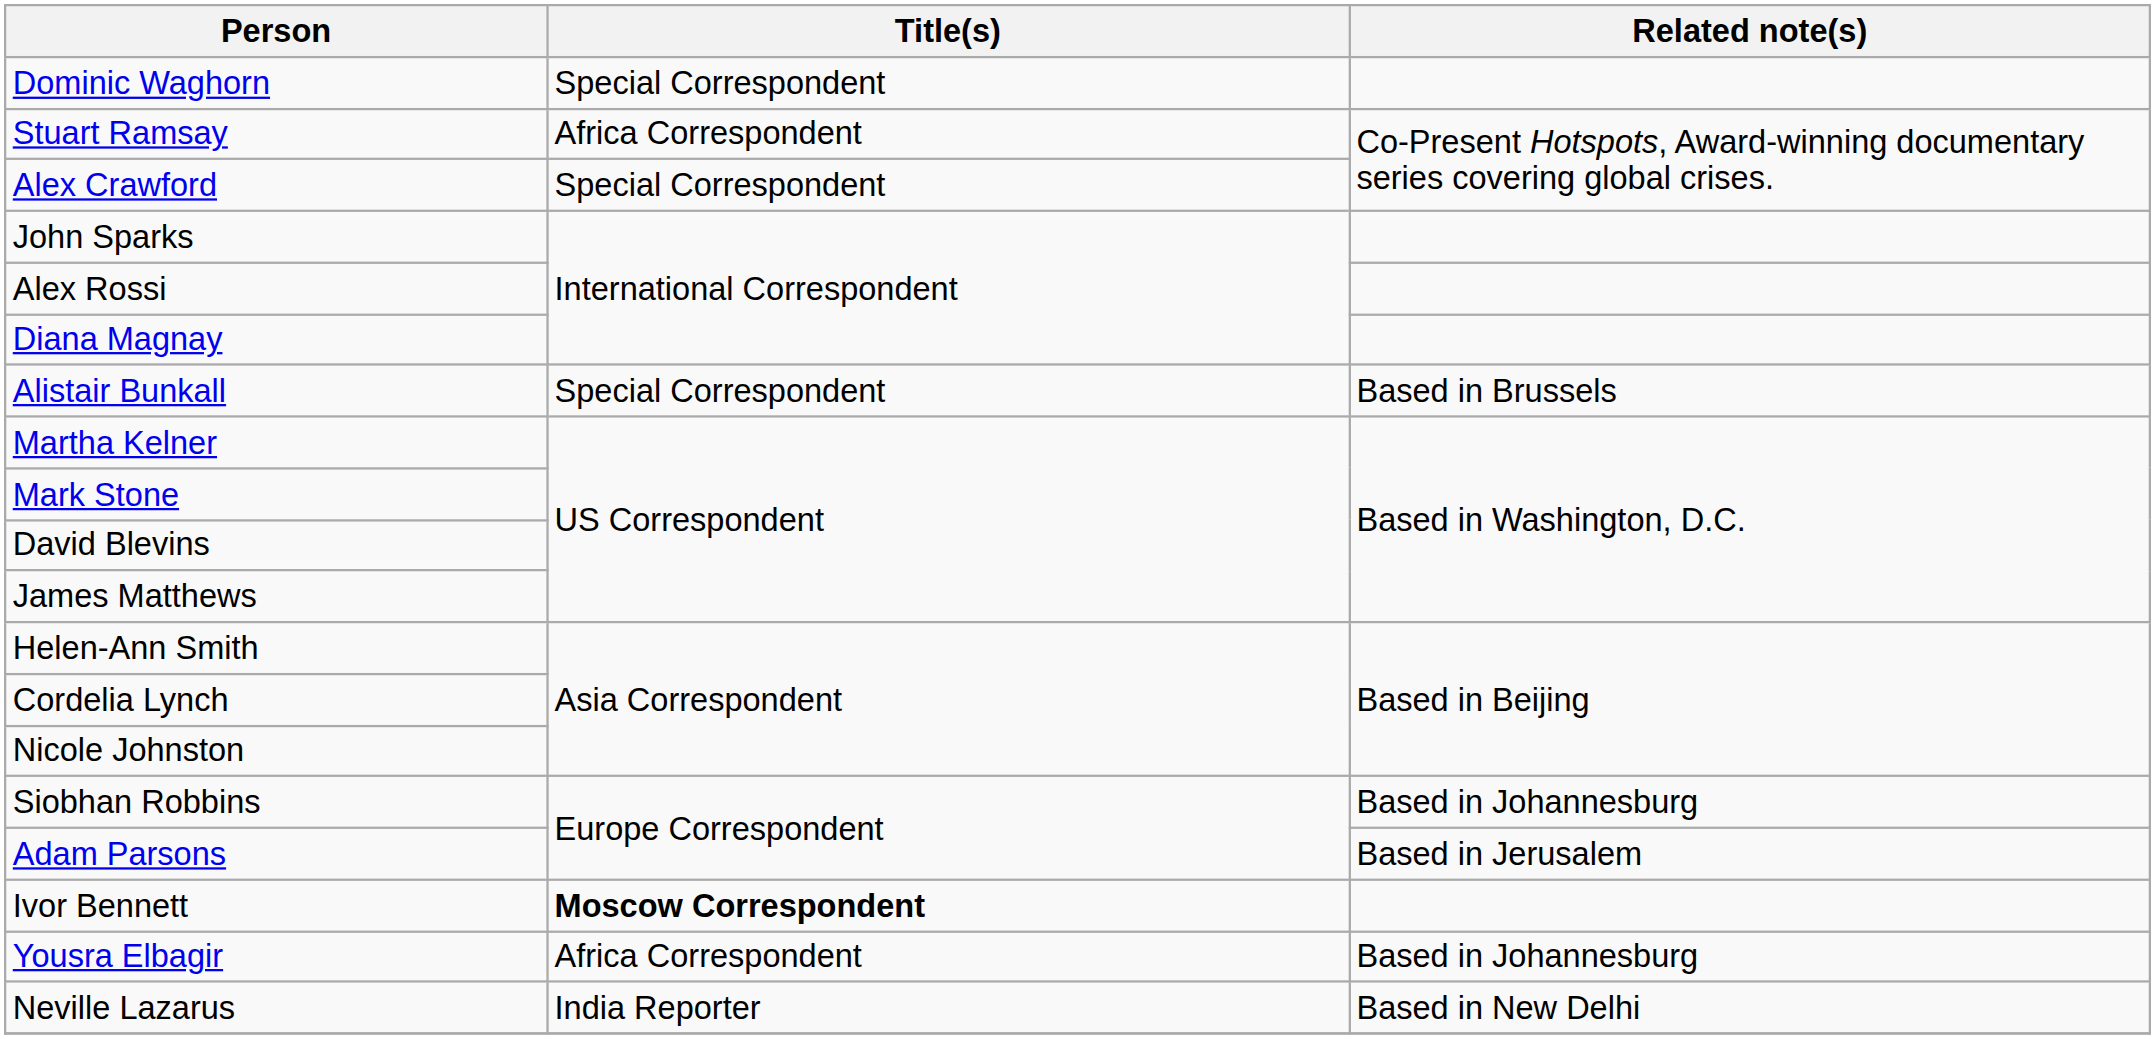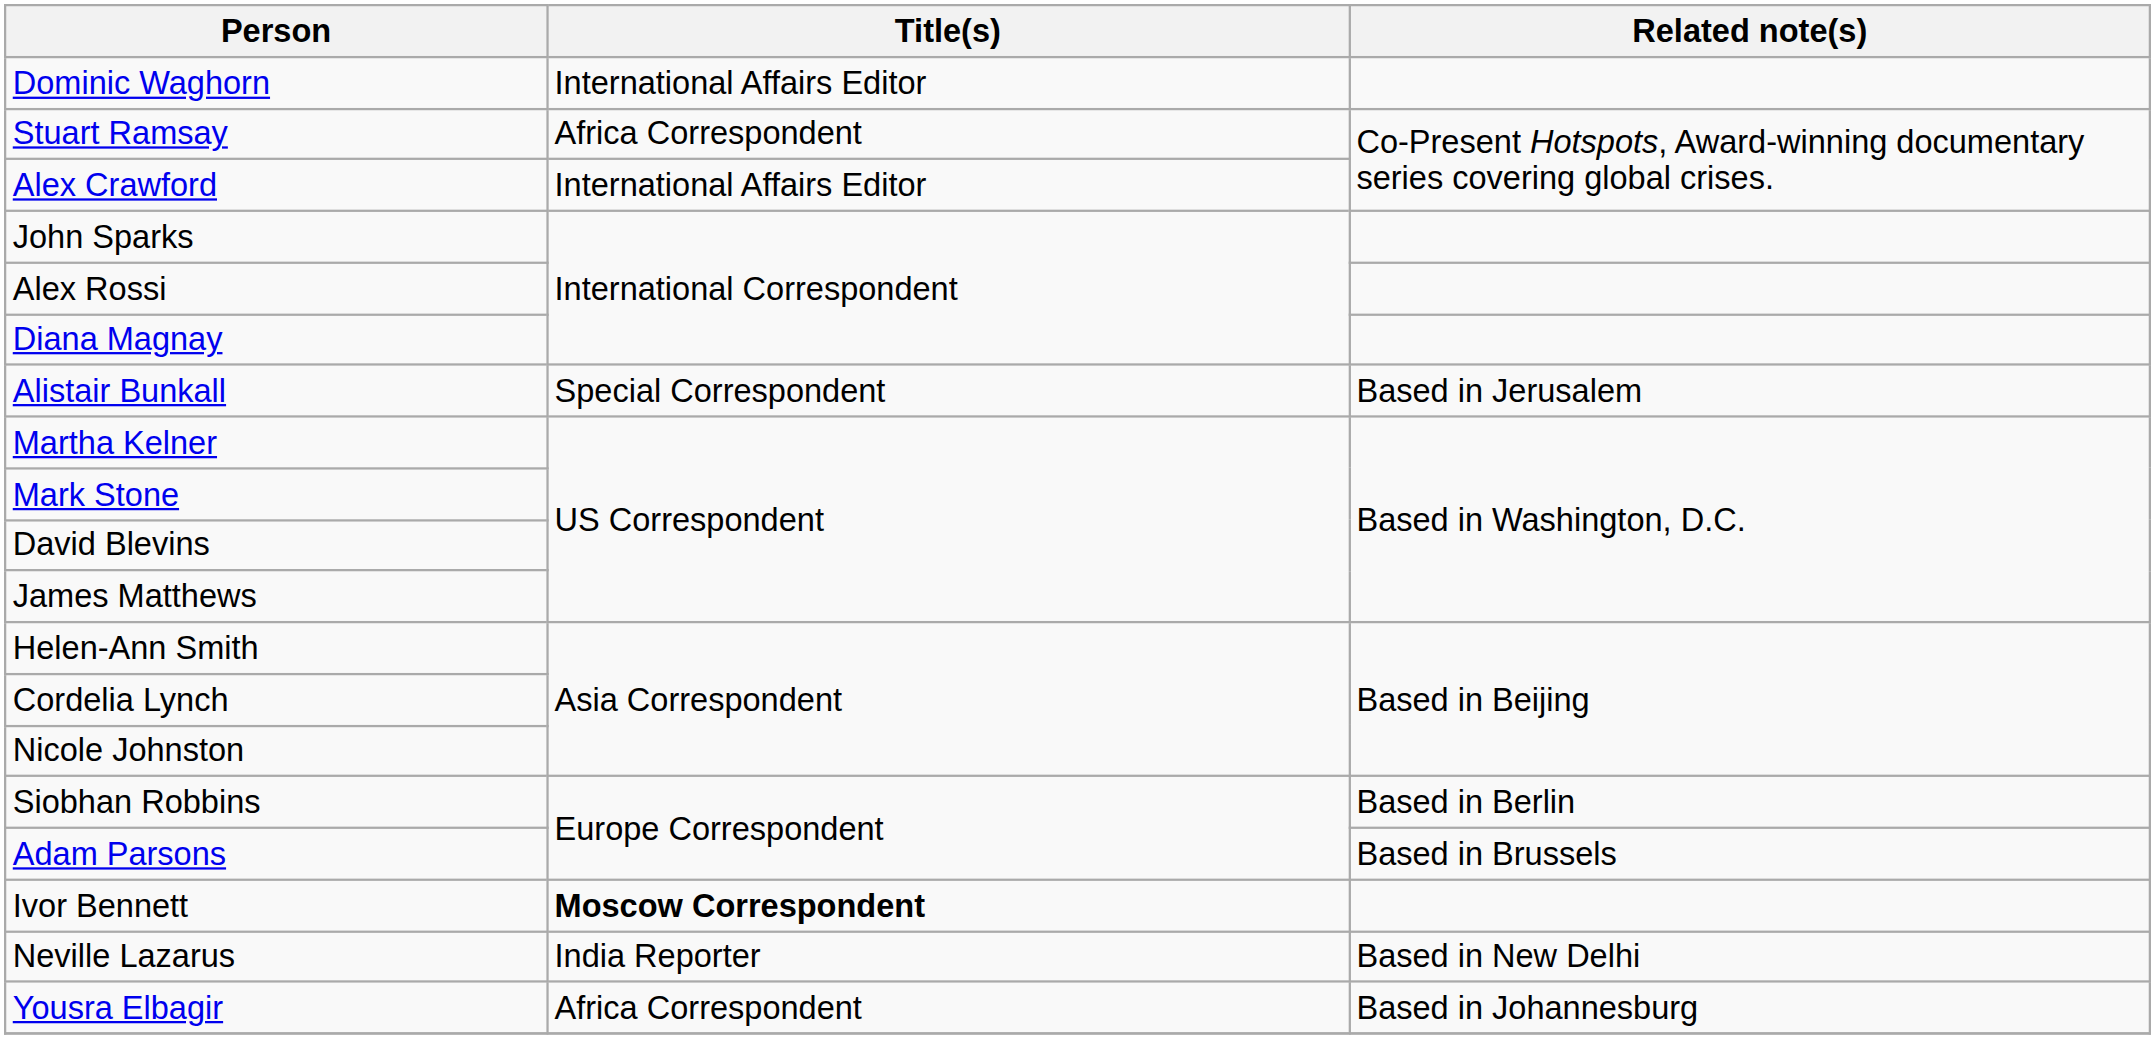(720, 83) Special Correspondent -> (740, 83) International Affairs Editor
(720, 185) Special Correspondent -> (740, 185) International Affairs Editor
(1487, 391) Based in Brussels -> (1499, 391) Based in Jerusalem
(1527, 802) Based in Johannesburg -> (1466, 802) Based in Berlin
(1499, 854) Based in Jerusalem -> (1487, 854) Based in Brussels
rows swapped: (118, 957) <-> (124, 1008)
